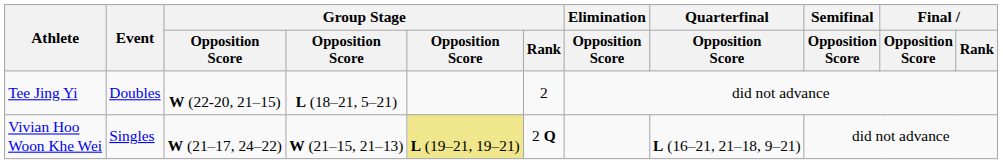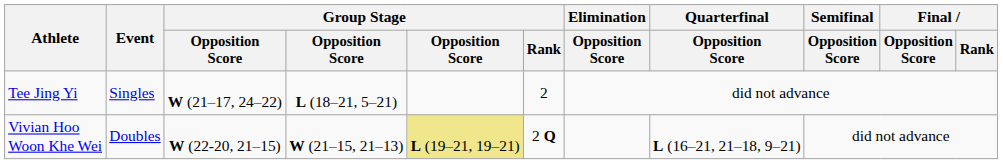(135, 93) Doubles -> (132, 93) Singles
(225, 102) W (22-20, 21–15) -> (225, 102) W (21–17, 24–22)
(132, 136) Singles -> (135, 136) Doubles
(225, 145) W (21–17, 24–22) -> (225, 145) W (22-20, 21–15)
